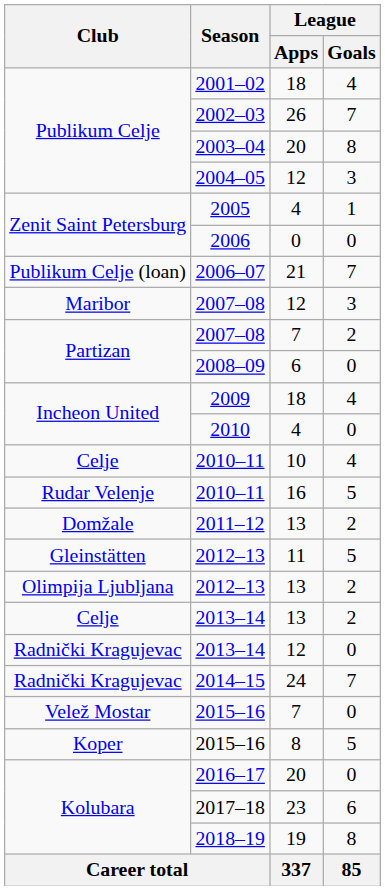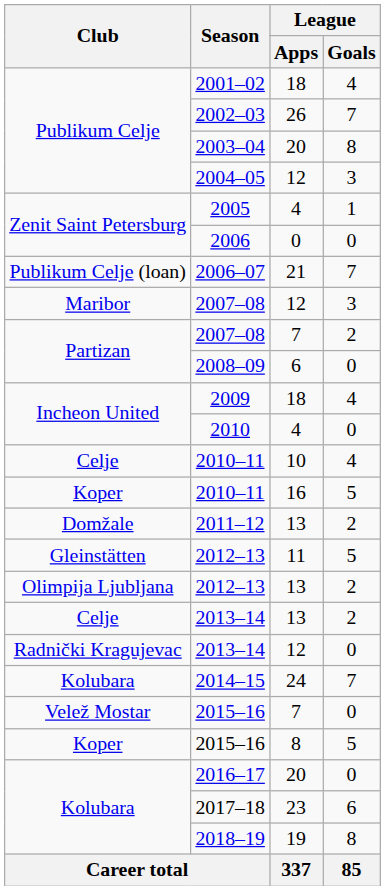(98, 492) Rudar Velenje -> (98, 492) Koper
(98, 680) Radnički Kragujevac -> (98, 680) Kolubara
